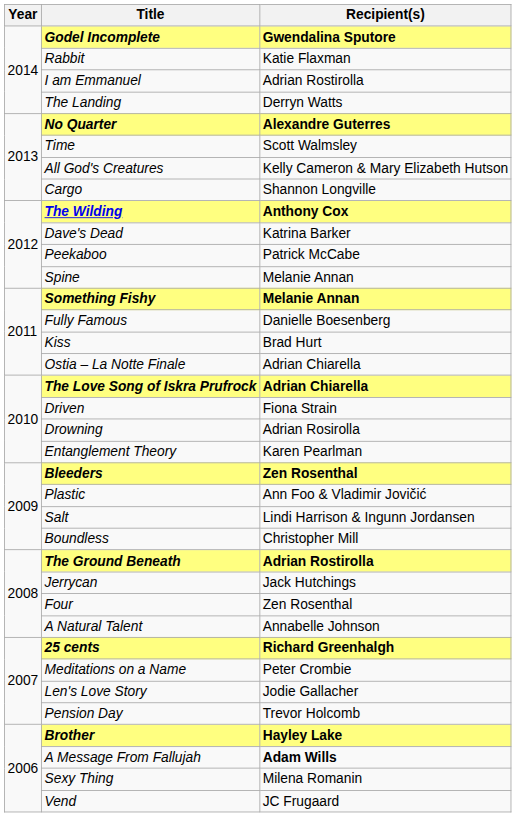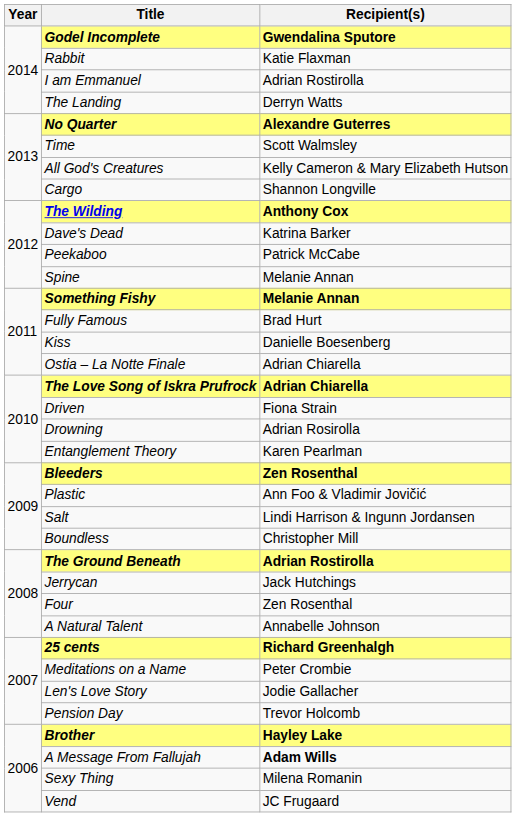(327, 320) Danielle Boesenberg -> (292, 320) Brad Hurt
(292, 342) Brad Hurt -> (327, 342) Danielle Boesenberg
